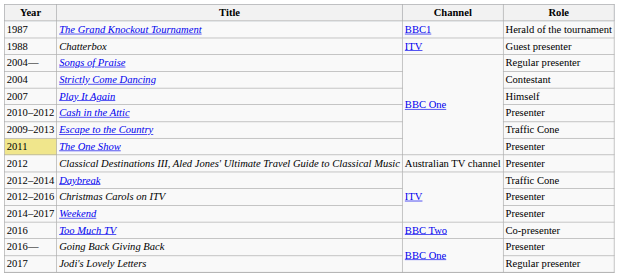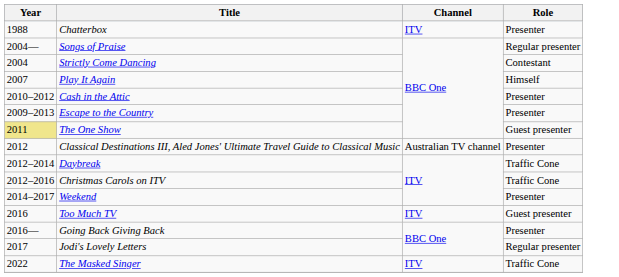- row: (130, 29)
(539, 46) Guest presenter -> (525, 29) Presenter
(532, 130) Traffic Cone -> (525, 113) Presenter
(525, 146) Presenter -> (539, 130) Guest presenter
(525, 197) Presenter -> (532, 180) Traffic Cone
(426, 230) BBC Two -> (414, 213) ITV
(533, 230) Co-presenter -> (539, 213) Guest presenter
+ row: (100, 264)
